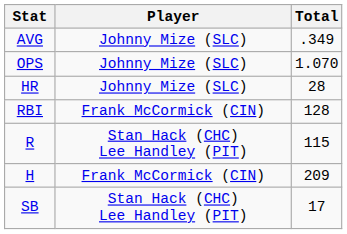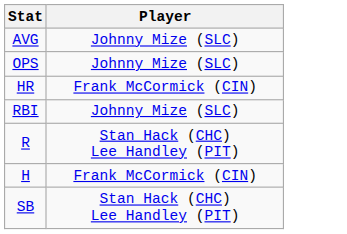- column: (317, 16)
(173, 88) Johnny Mize (SLC) -> (165, 88) Frank McCormick (CIN)
(173, 111) Frank McCormick (CIN) -> (165, 111) Johnny Mize (SLC)
